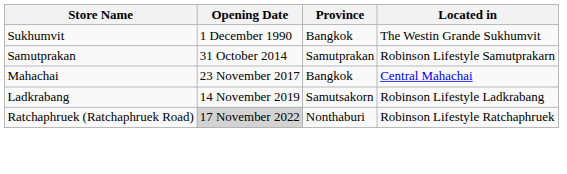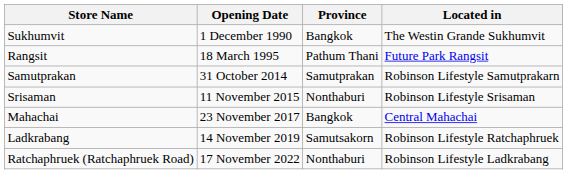+ row: (27, 55)
+ row: (32, 96)
(462, 96) Robinson Lifestyle Ladkrabang -> (472, 138) Robinson Lifestyle Ratchaphruek
(250, 117) lightgrey background -> (250, 158) no background
(467, 117) Robinson Lifestyle Ratchaphruek -> (467, 158) Robinson Lifestyle Ladkrabang
